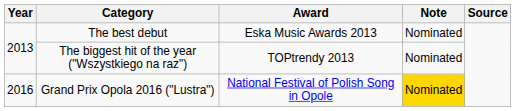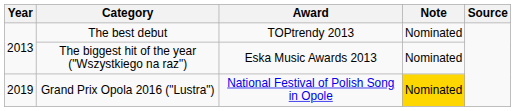(311, 32) Eska Music Awards 2013 -> (311, 32) TOPtrendy 2013
(311, 58) TOPtrendy 2013 -> (311, 58) Eska Music Awards 2013
(20, 90) 2016 -> (20, 90) 2019
